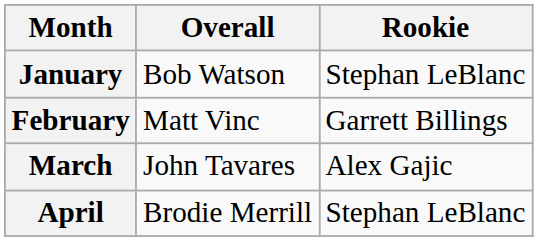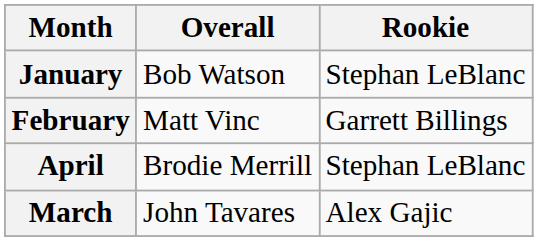rows swapped: (71, 166) <-> (71, 212)
